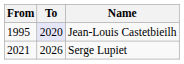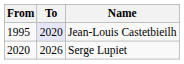(19, 50) 2021 -> (19, 50) 2020
